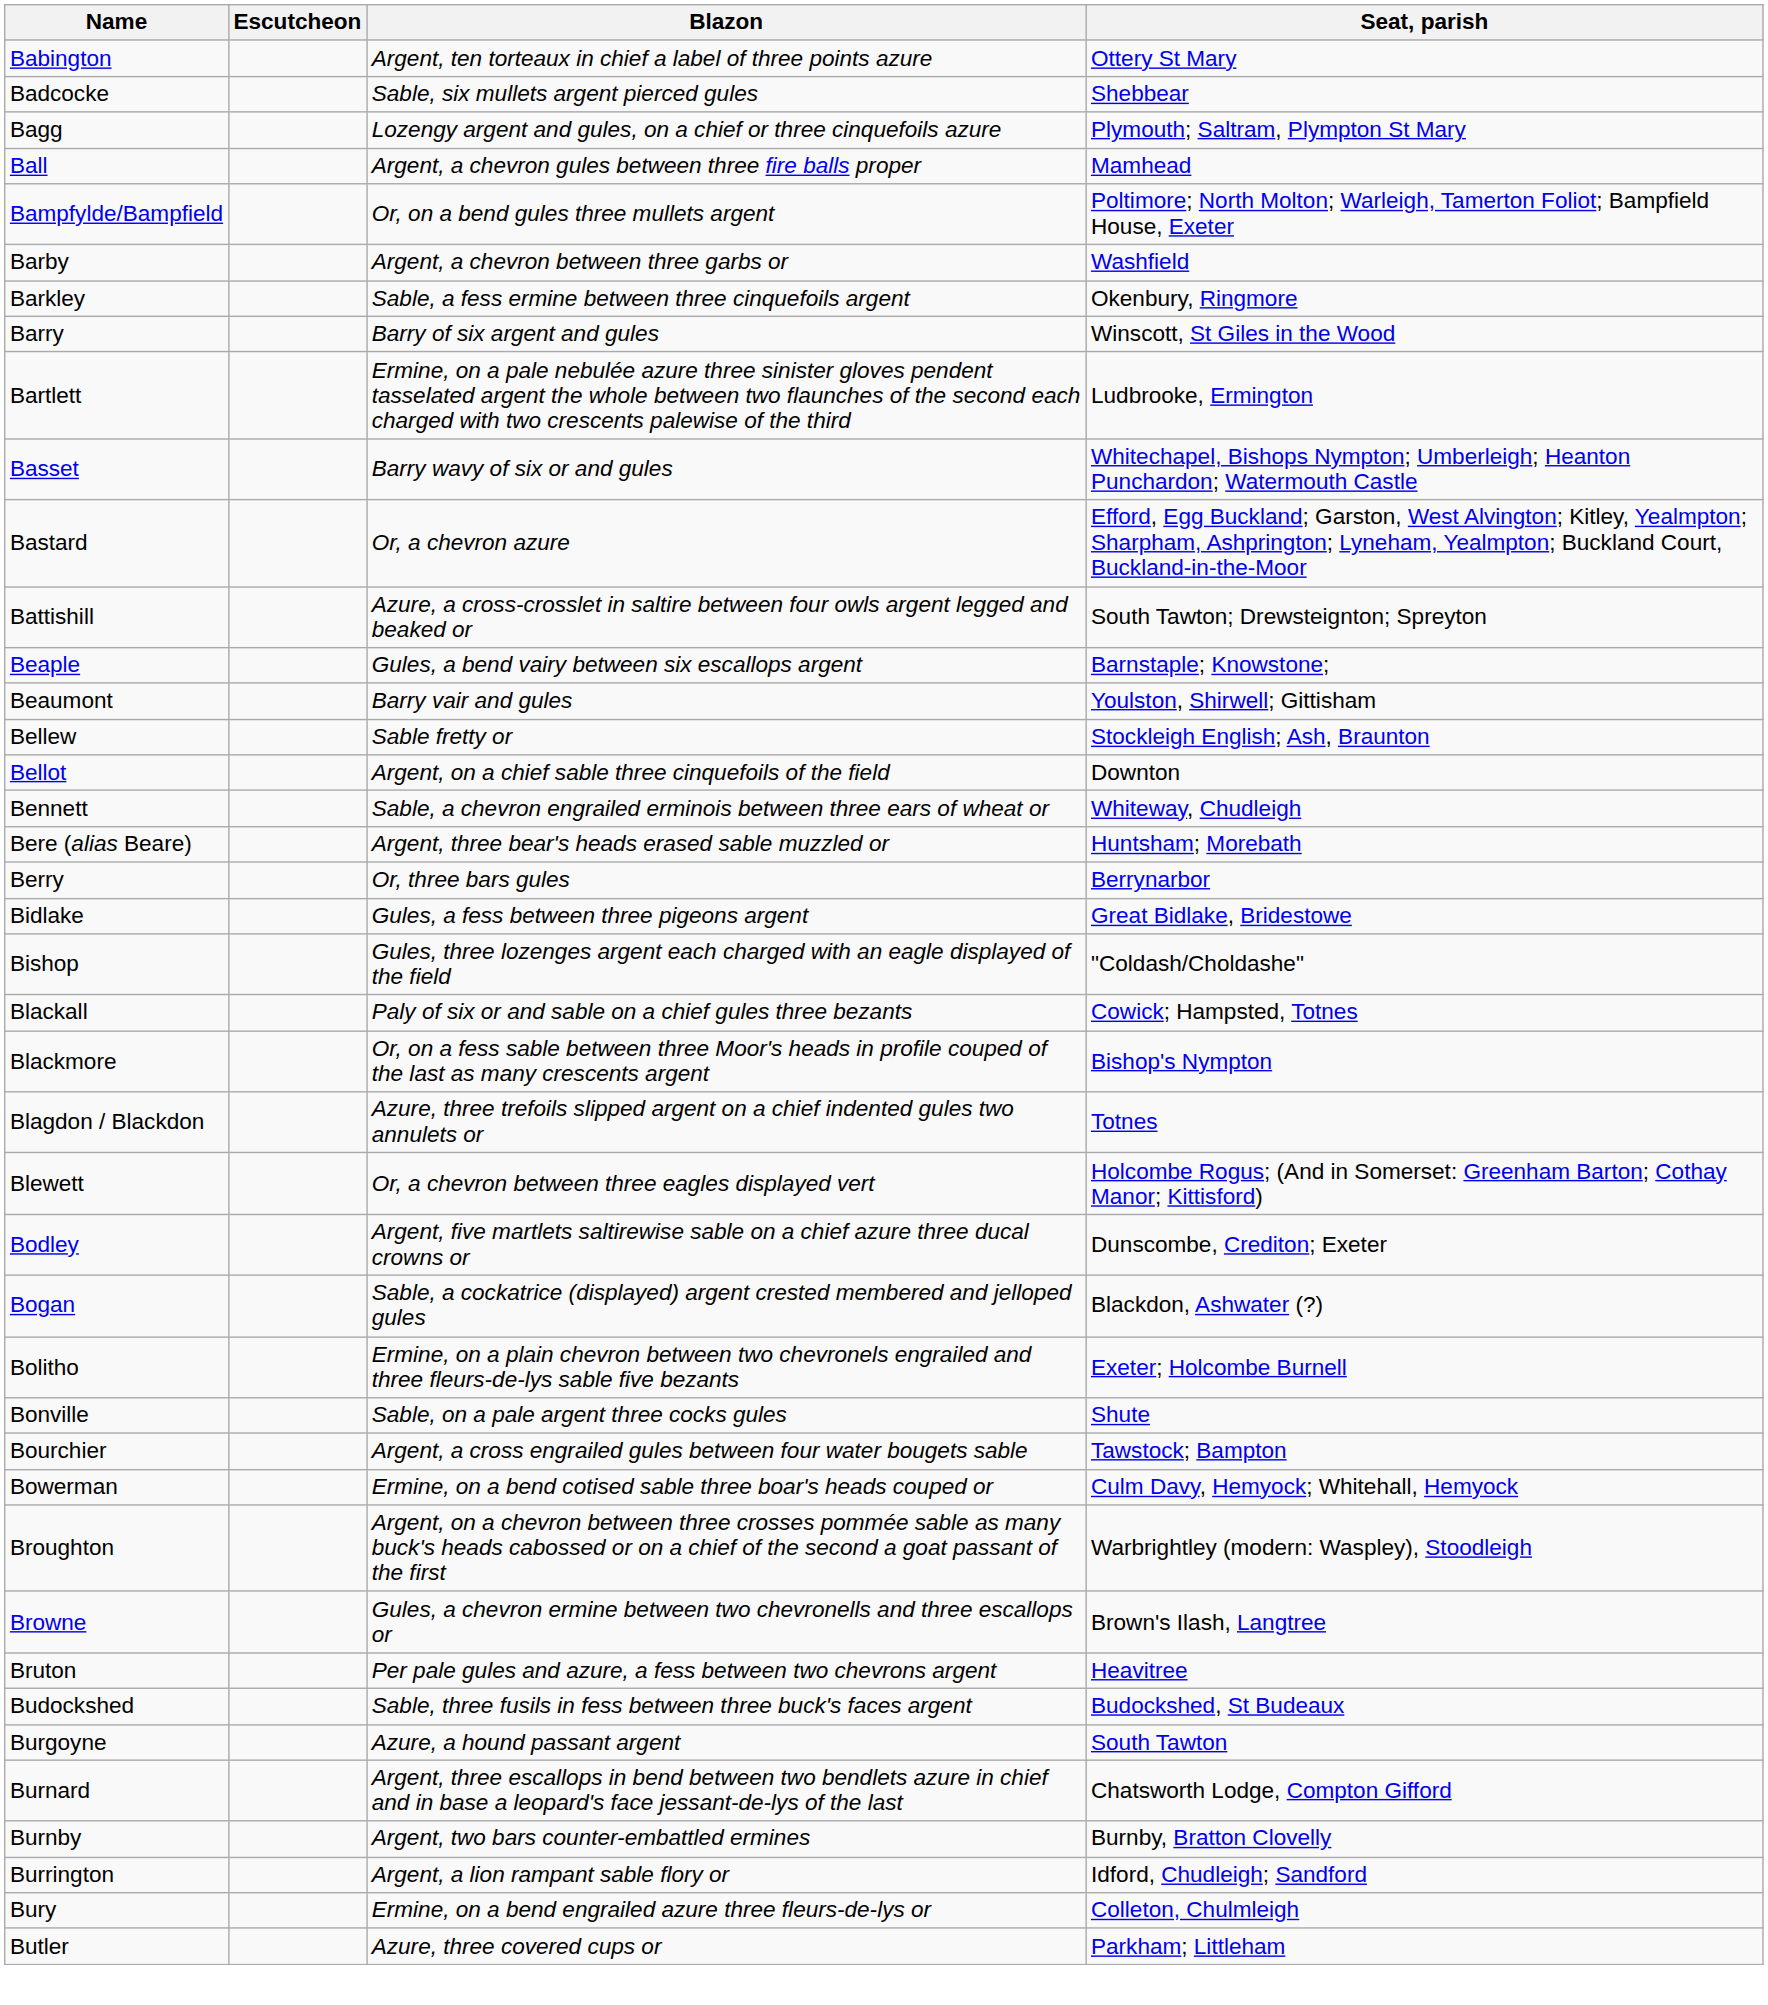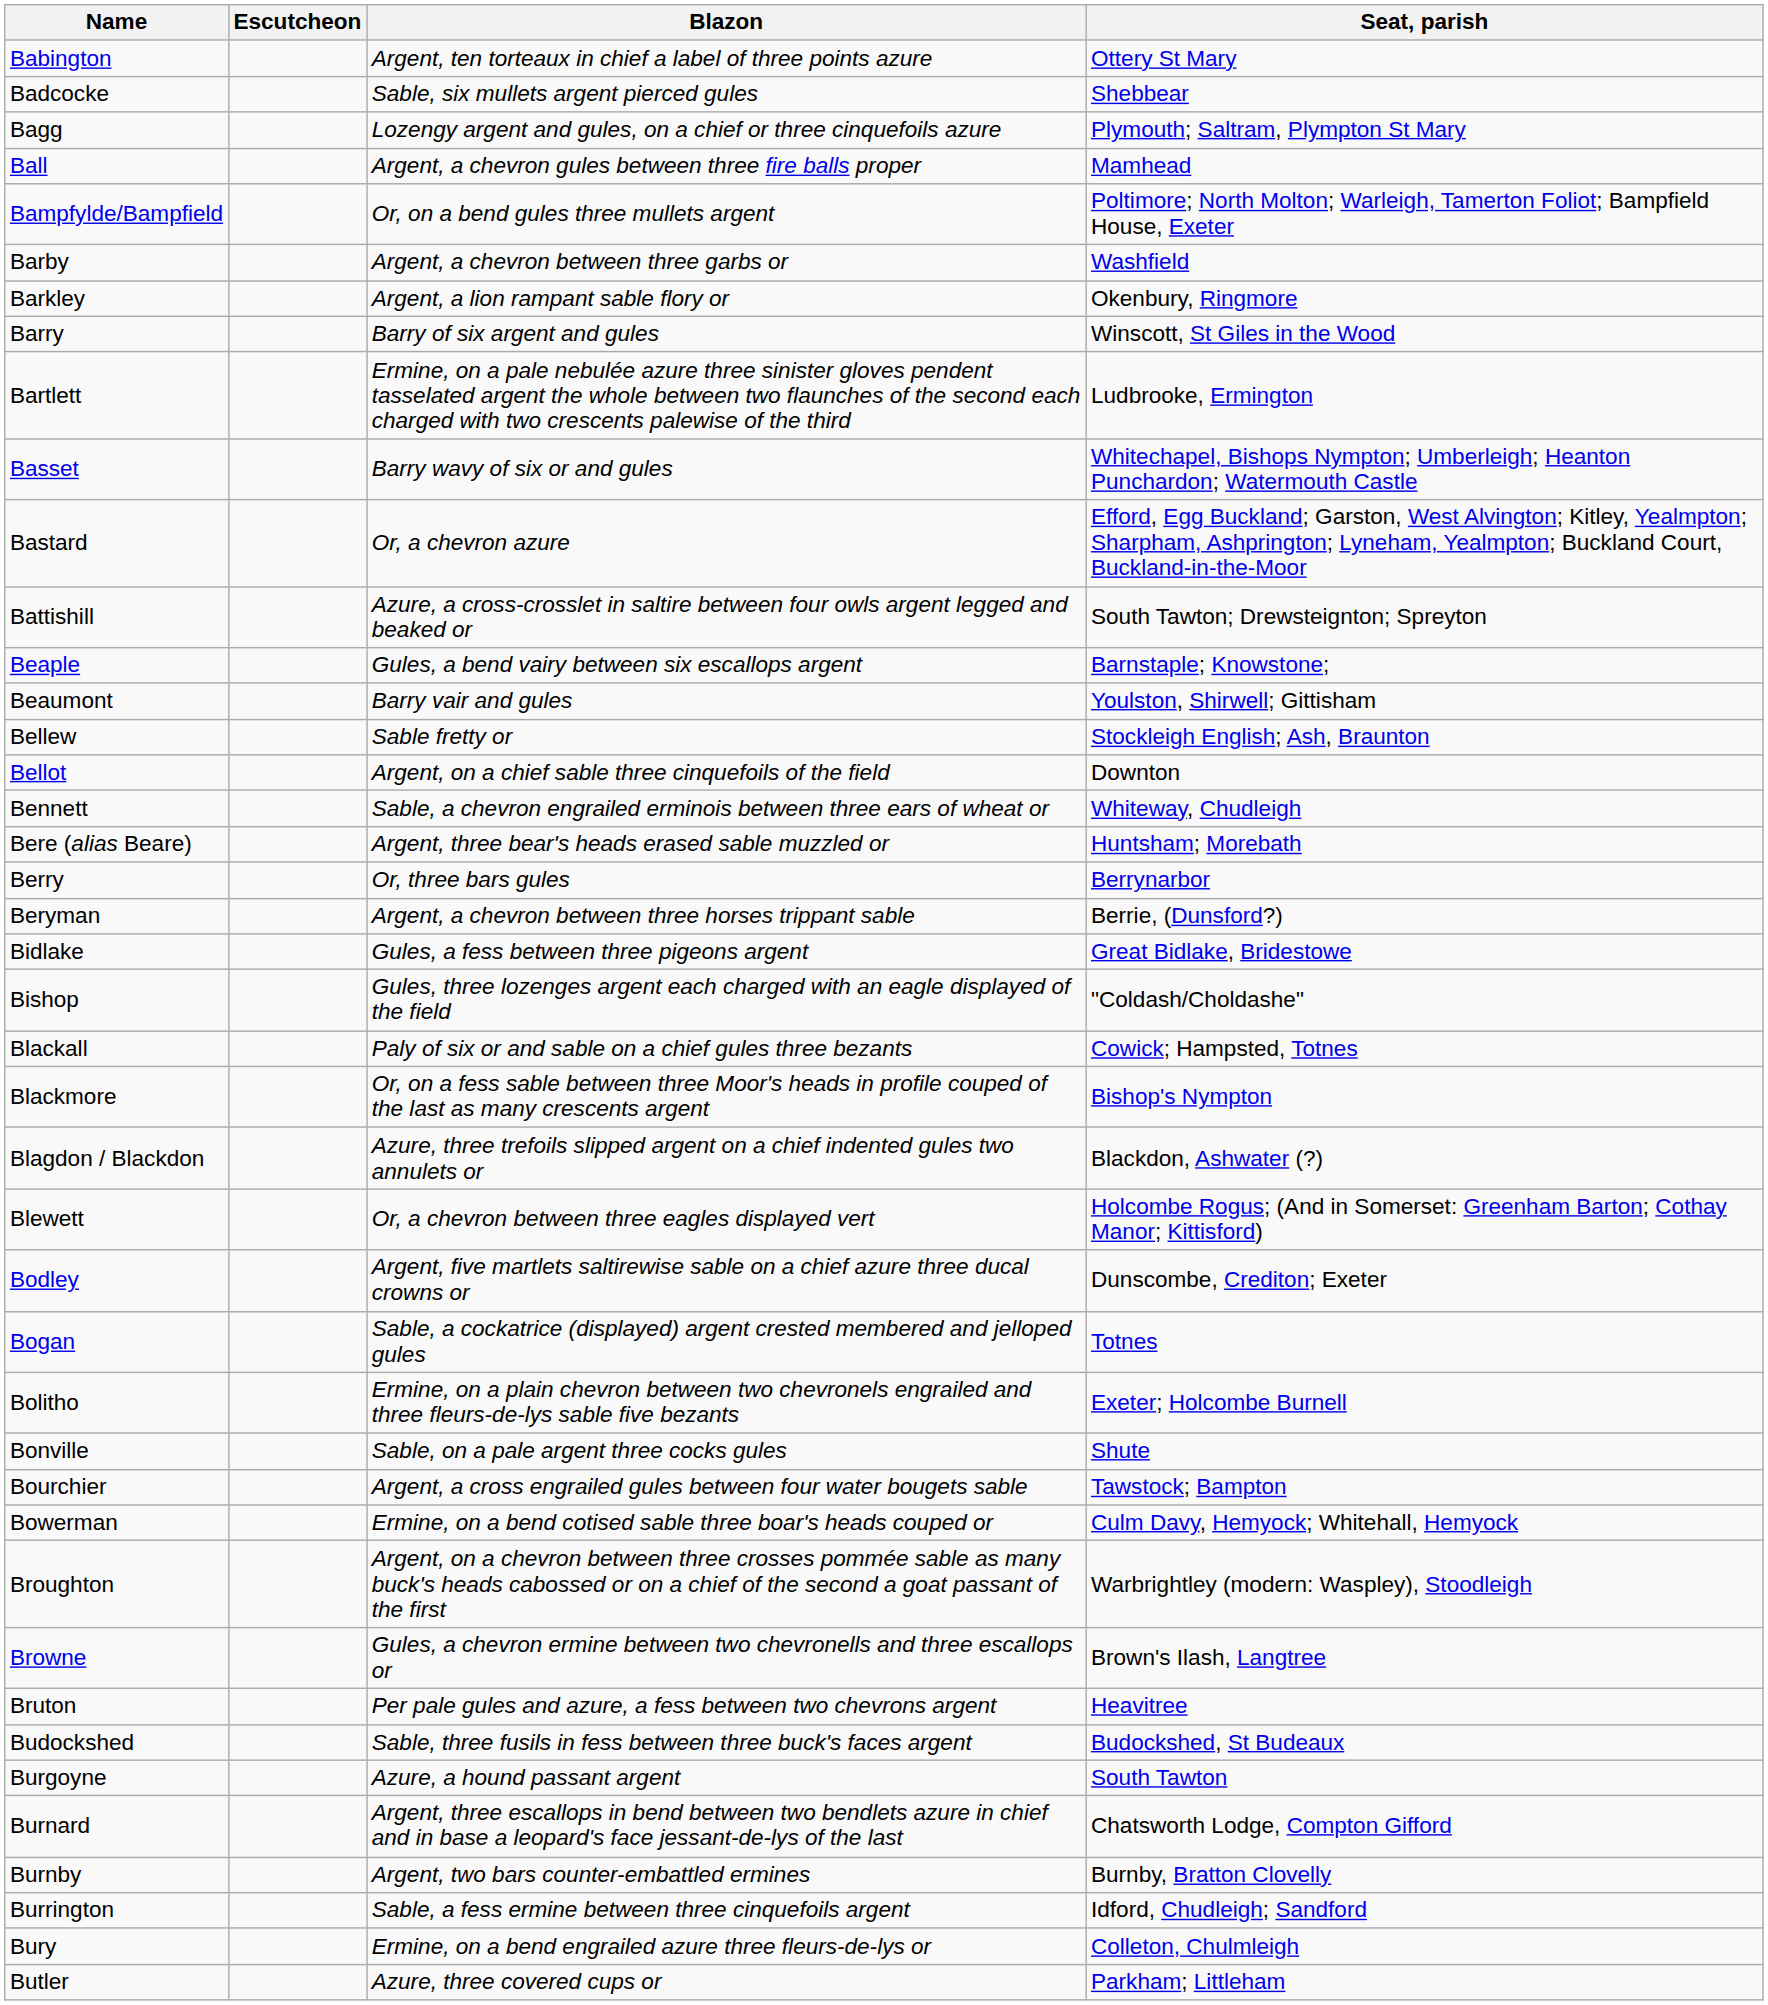(641, 298) Sable, a fess ermine between three cinquefoils argent -> (550, 298) Argent, a lion rampant sable flory or
+ row: (55, 915)
(1124, 1122) Totnes -> (1207, 1157) Blackdon, Ashwater (?)
(1207, 1305) Blackdon, Ashwater (?) -> (1124, 1341) Totnes
(550, 1874) Argent, a lion rampant sable flory or -> (641, 1910) Sable, a fess ermine between three cinquefoils argent
